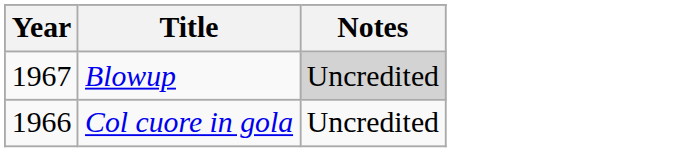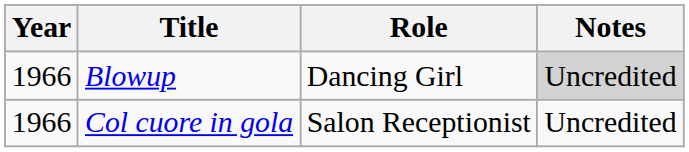+ column: (419, 28)
(42, 75) 1967 -> (42, 75) 1966
